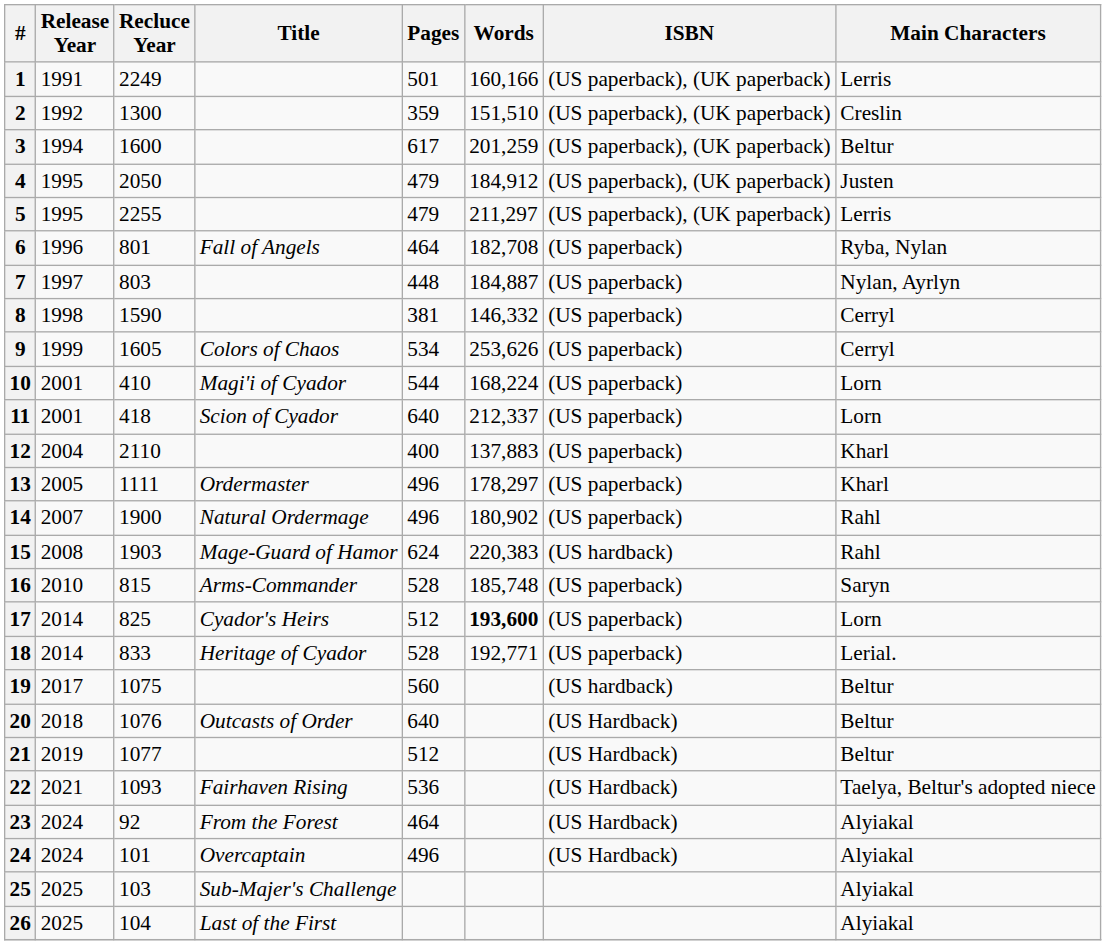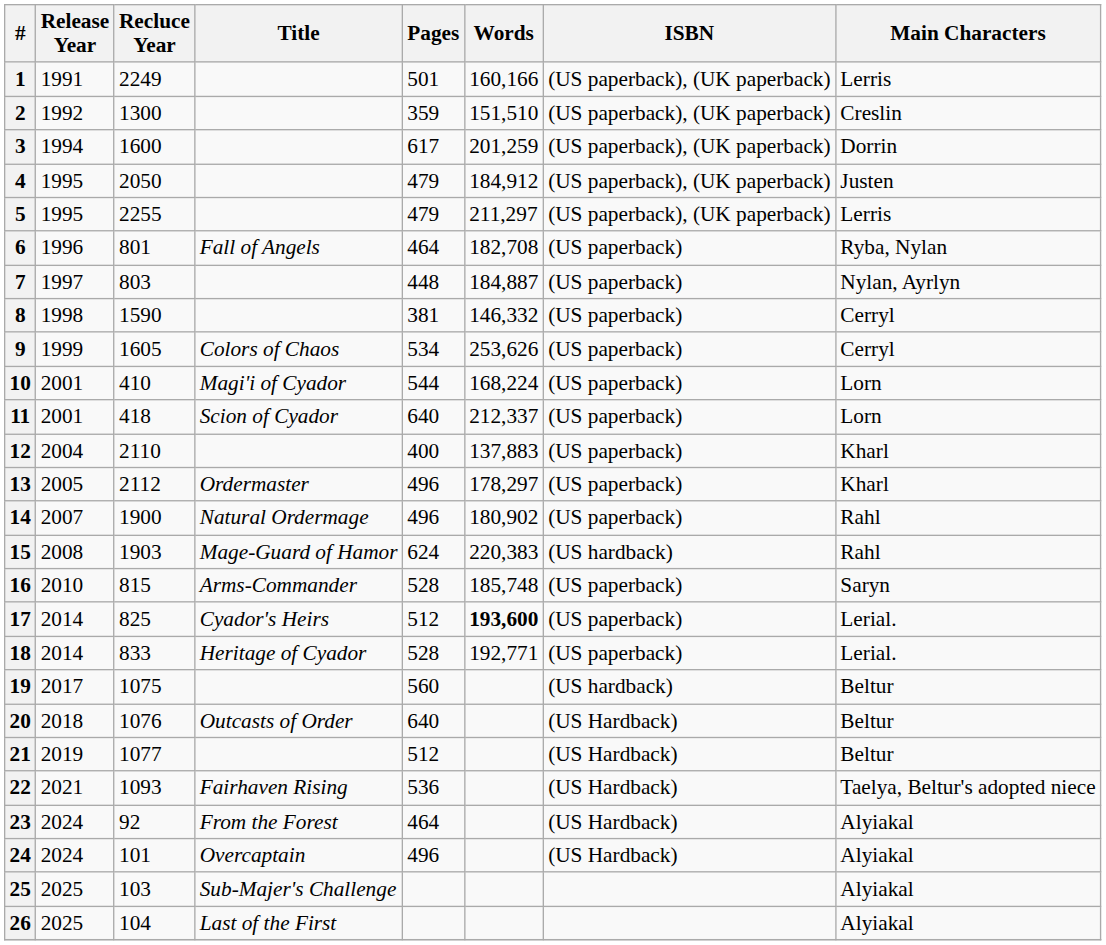(867, 146) Beltur -> (869, 146) Dorrin
(139, 484) 1111 -> (140, 484) 2112
(861, 619) Lorn -> (868, 619) Lerial.
